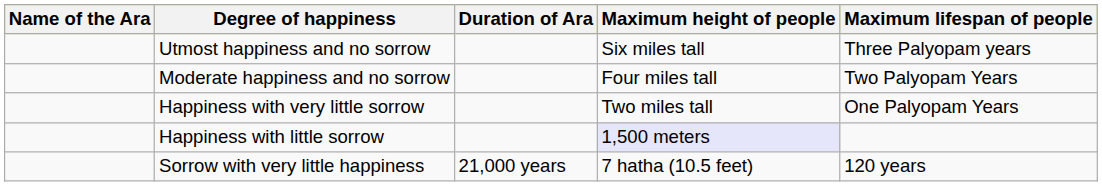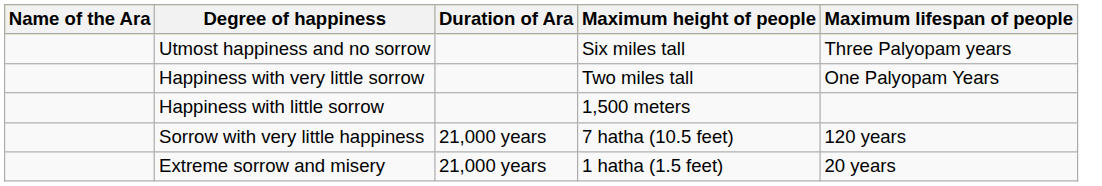- row: (305, 78)
(656, 136) lavender background -> (636, 107) no background
+ row: (272, 166)
